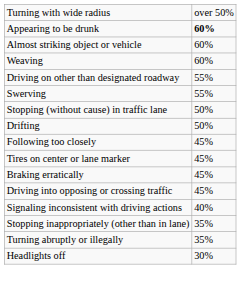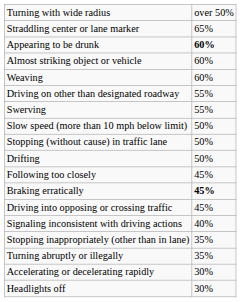+ row: (73, 28)
+ row: (97, 126)
- row: (68, 158)
(204, 175) normal -> (204, 191) bold
+ row: (80, 272)
